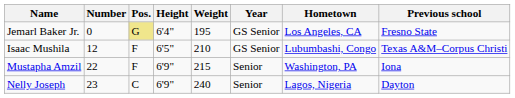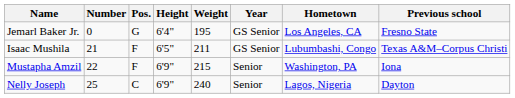(135, 31) khaki background -> (135, 31) no background
(92, 48) 12 -> (92, 48) 21
(202, 48) 210 -> (202, 48) 211
(92, 84) 23 -> (92, 84) 25
